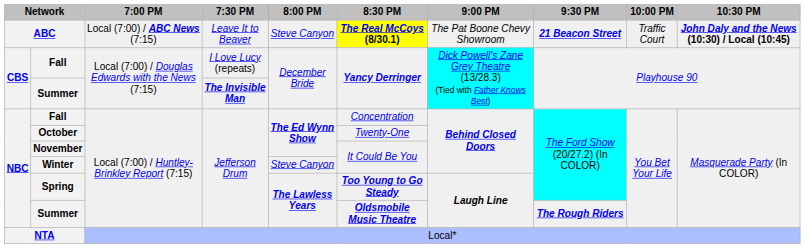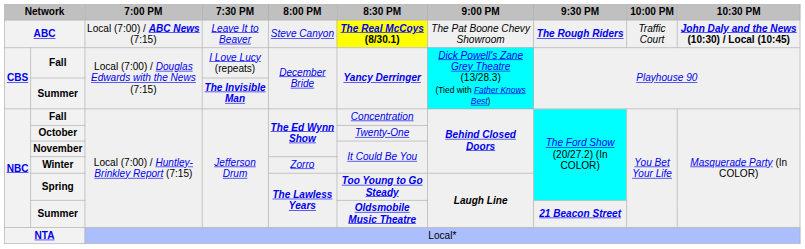(580, 34) 21 Beacon Street -> (580, 34) The Rough Riders
(302, 165) Steve Canyon -> (302, 165) Zorro
(580, 214) The Rough Riders -> (580, 214) 21 Beacon Street
